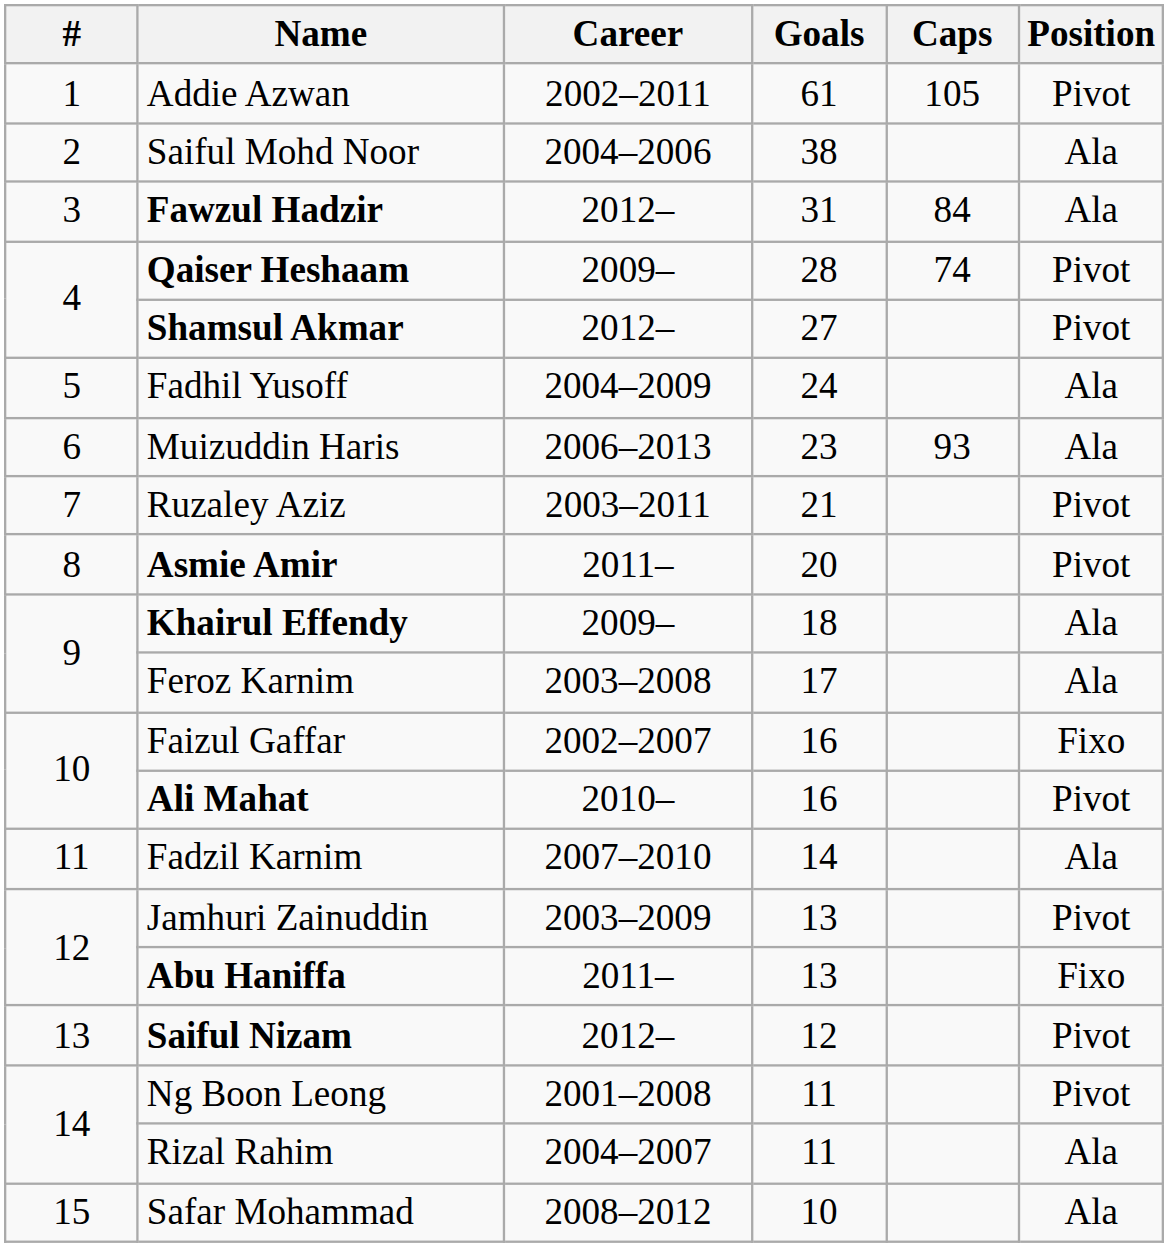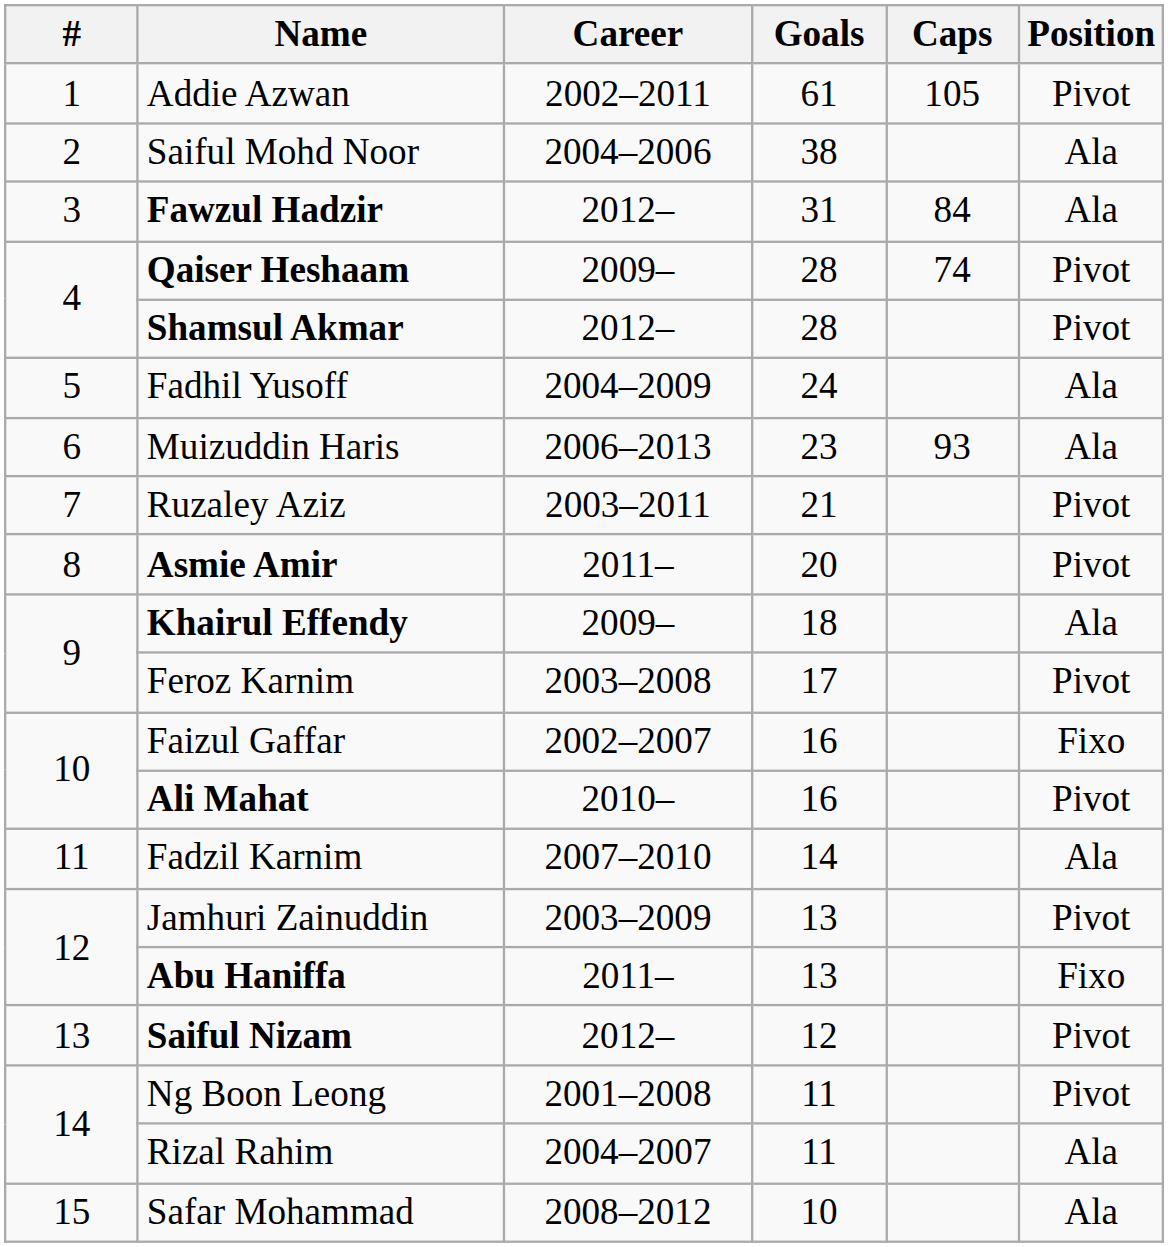(819, 328) 27 -> (819, 328) 28
(1091, 681) Ala -> (1091, 681) Pivot
